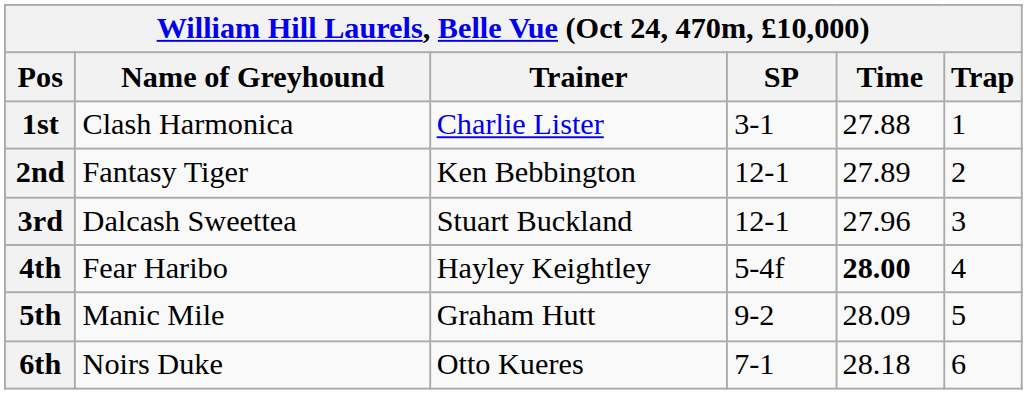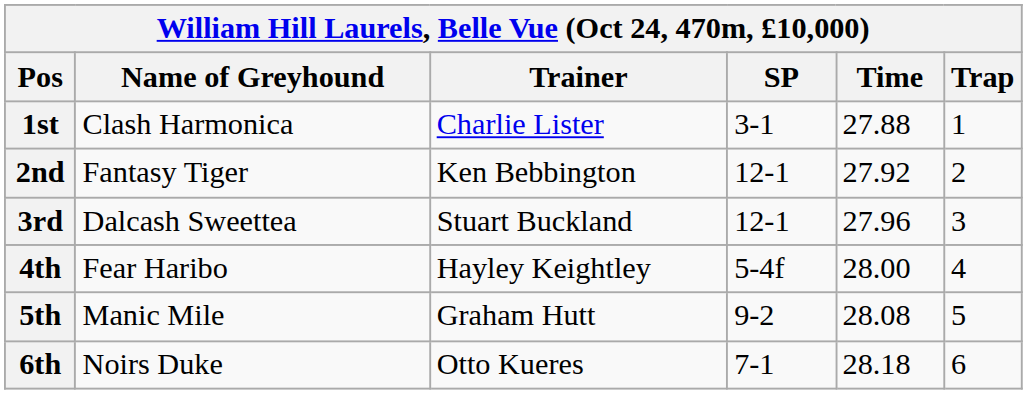(877, 172) 27.89 -> (877, 172) 27.92
(877, 268) bold -> (877, 268) normal
(877, 316) 28.09 -> (877, 316) 28.08
